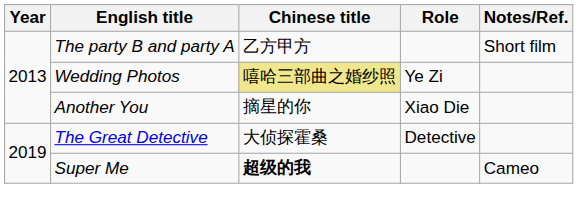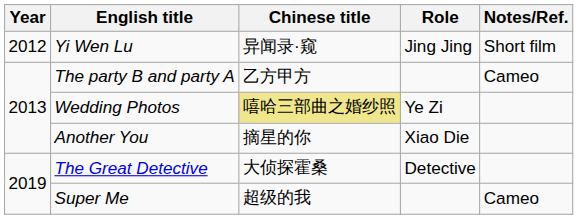+ row: (94, 46)
(520, 46) Short film -> (511, 77) Cameo
(277, 167) bold -> (277, 198) normal
